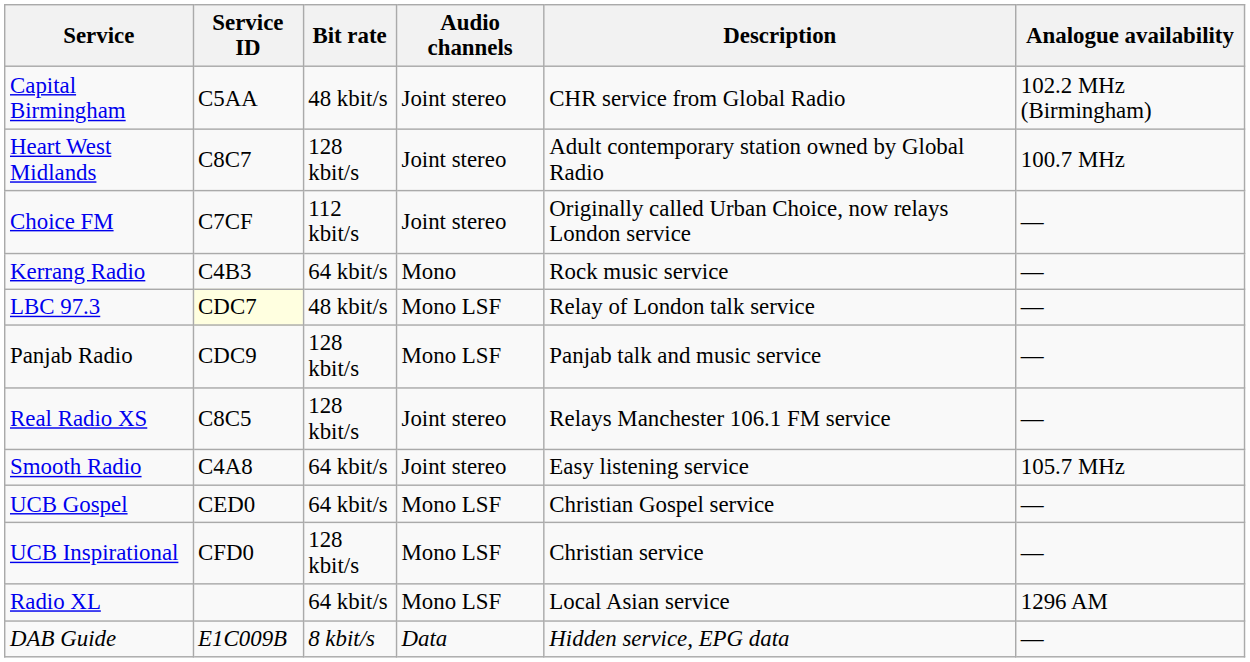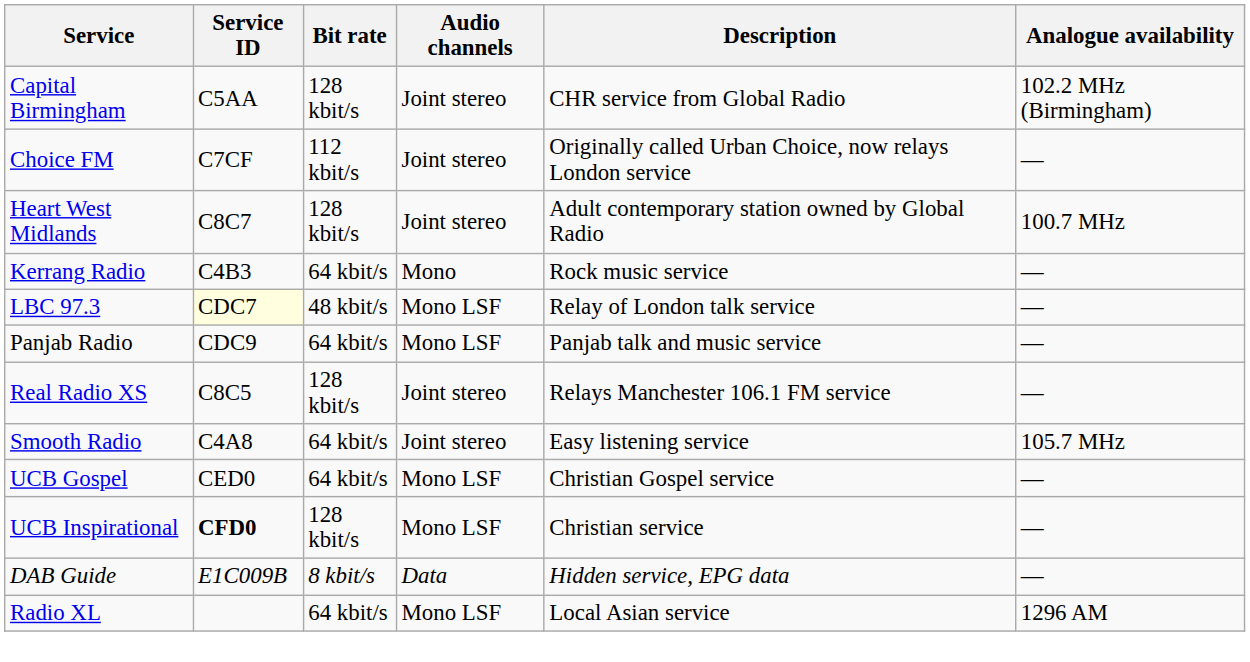(348, 97) 48 kbit/s -> (334, 97) 128 kbit/s
rows swapped: (62, 221) <-> (61, 159)
(334, 356) 128 kbit/s -> (348, 343) 64 kbit/s
(226, 552) normal -> (227, 527) bold
rows swapped: (55, 601) <-> (63, 638)
